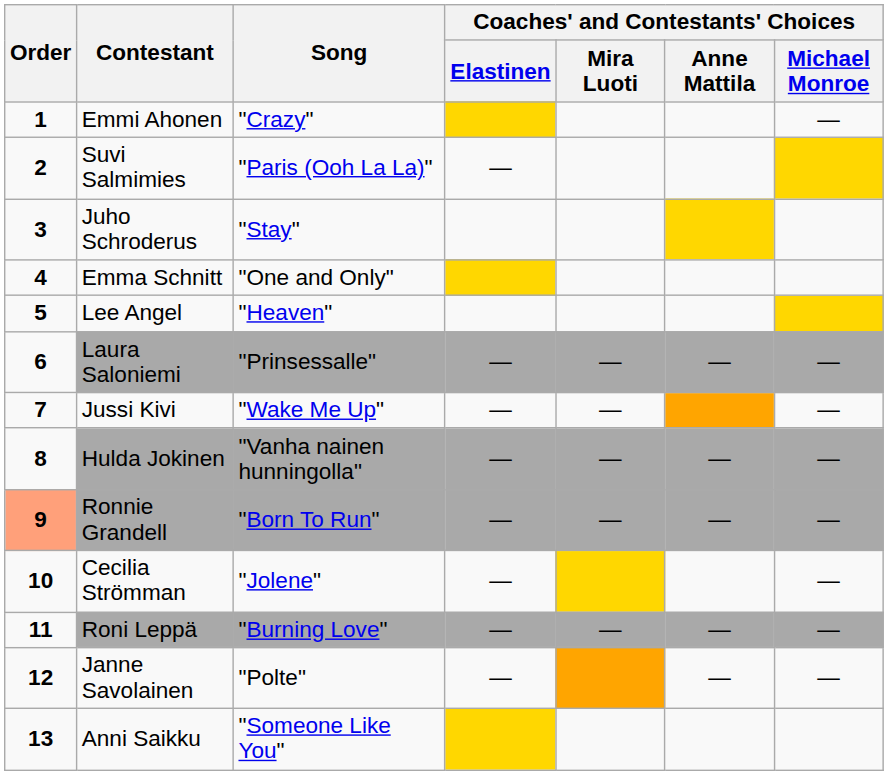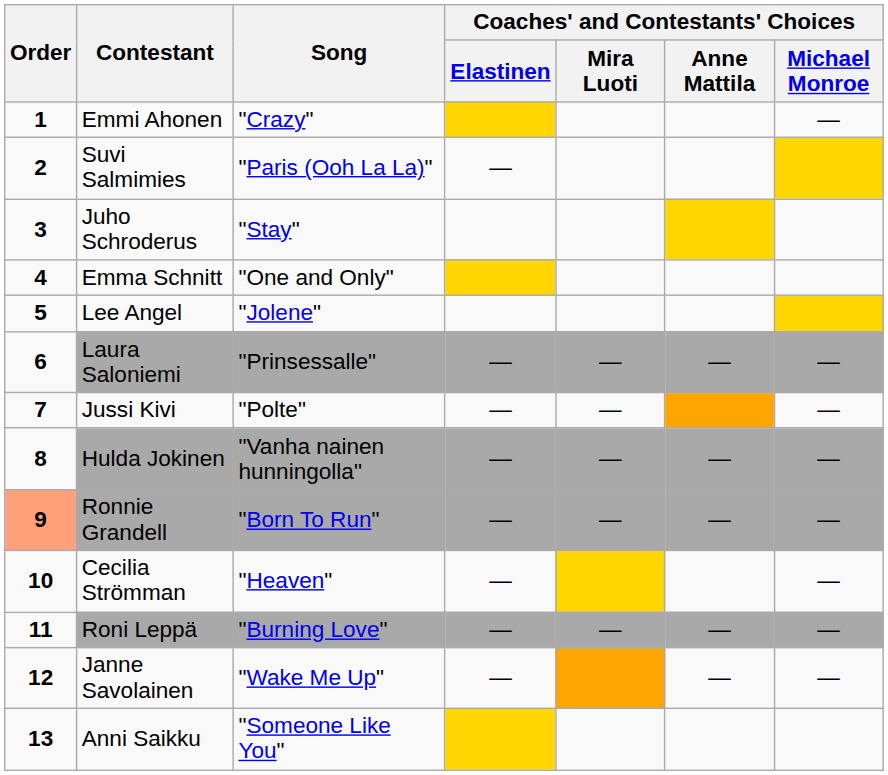(285, 313) "Heaven" -> (280, 313) "Jolene"
(311, 410) "Wake Me Up" -> (272, 410) "Polte"
(280, 580) "Jolene" -> (285, 580) "Heaven"
(272, 677) "Polte" -> (311, 677) "Wake Me Up"
